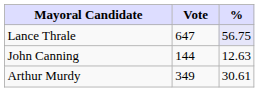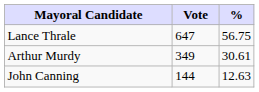(236, 35) lavender background -> (236, 35) no background
rows swapped: (44, 76) <-> (43, 55)
